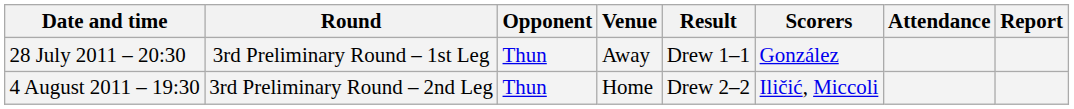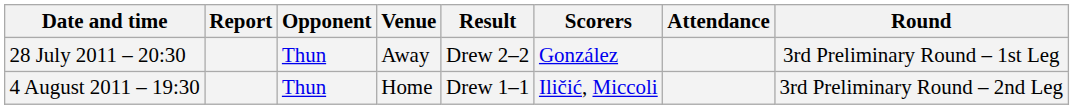columns swapped: (351, 21) <-> (1032, 21)
(708, 54) Drew 1–1 -> (488, 54) Drew 2–2
(708, 87) Drew 2–2 -> (488, 87) Drew 1–1
